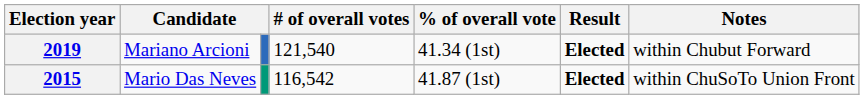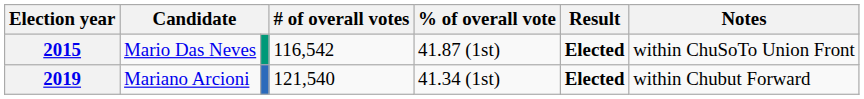rows swapped: (62, 79) <-> (62, 49)
